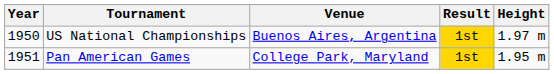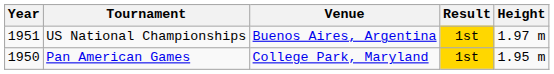(24, 37) 1950 -> (24, 37) 1951
(24, 59) 1951 -> (24, 59) 1950
